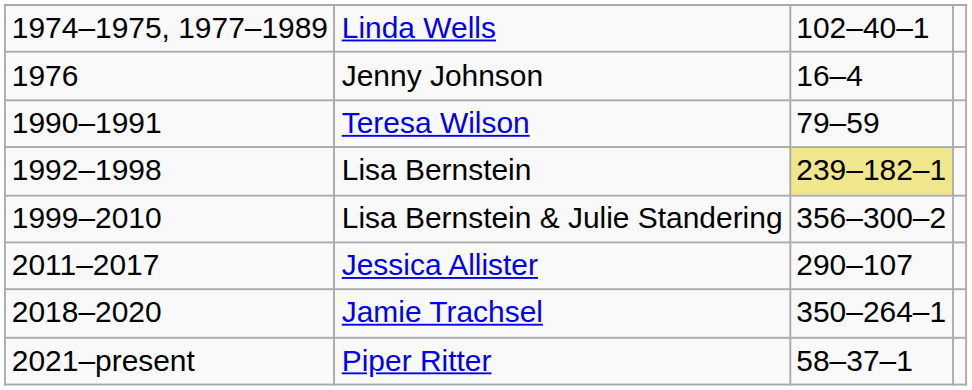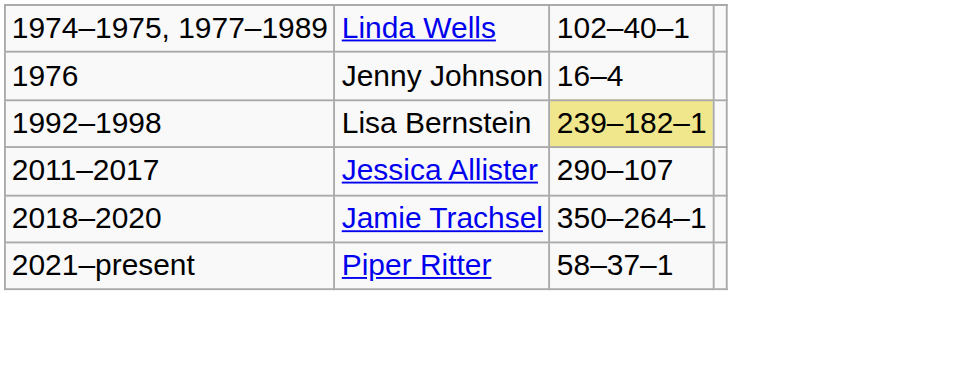- row: (436, 123)
- row: (562, 218)
